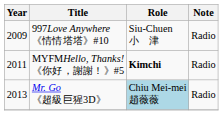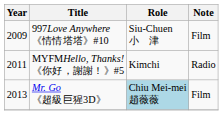(203, 35) Radio -> (201, 35) Film
(145, 65) bold -> (144, 65) normal
(203, 94) Radio -> (201, 94) Film
